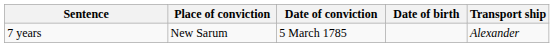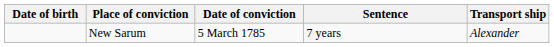columns swapped: (426, 14) <-> (86, 14)
